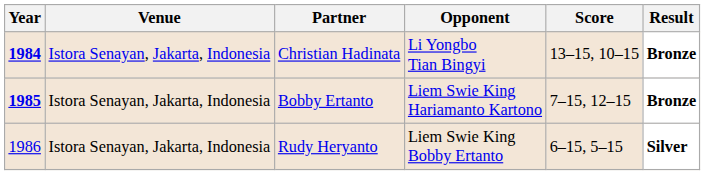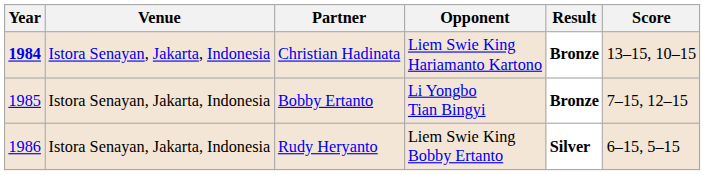columns swapped: (594, 18) <-> (671, 18)
(447, 54) Li Yongbo Tian Bingyi -> (475, 54) Liem Swie King Hariamanto Kartono
(25, 100) bold -> (25, 100) normal
(475, 100) Liem Swie King Hariamanto Kartono -> (447, 100) Li Yongbo Tian Bingyi
